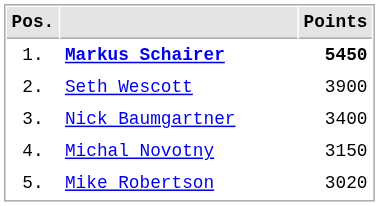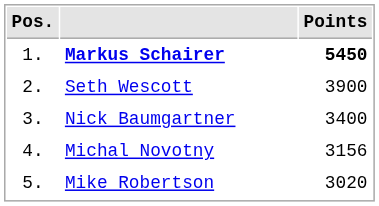(346, 151) 3150 -> (346, 151) 3156
